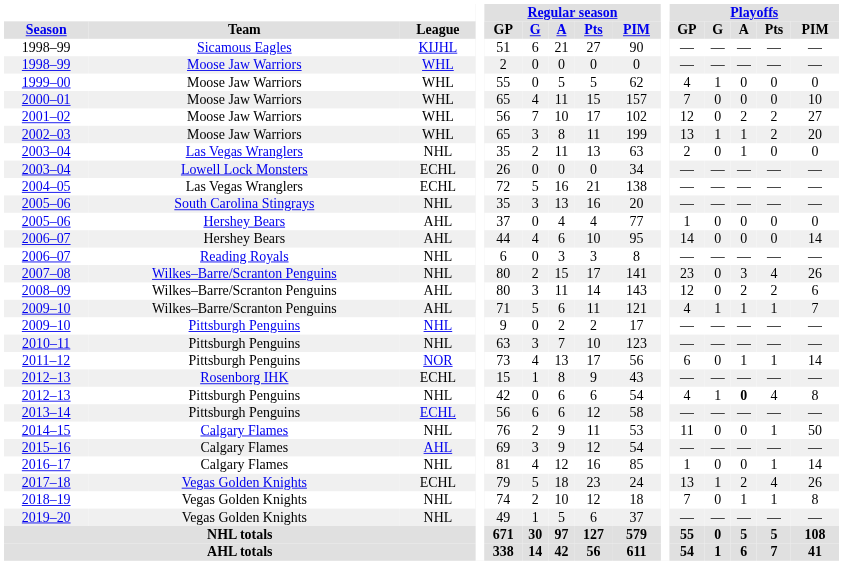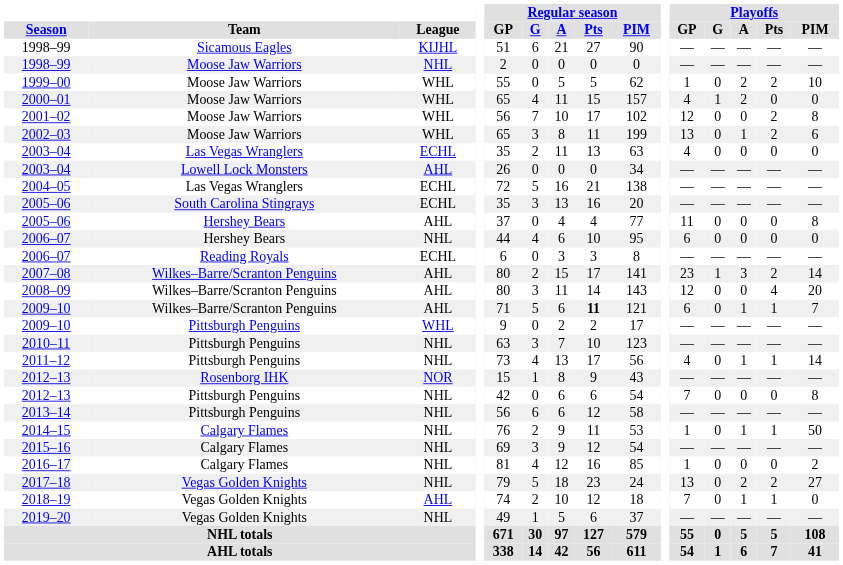(438, 64) WHL -> (438, 64) NHL
(687, 82) 4 -> (687, 82) 1
(718, 82) 1 -> (718, 82) 0
(744, 82) 0 -> (744, 82) 2
(774, 82) 0 -> (774, 82) 2
(815, 82) 0 -> (815, 82) 10
(687, 99) 7 -> (687, 99) 4
(718, 99) 0 -> (718, 99) 1
(744, 99) 0 -> (744, 99) 2
(815, 99) 10 -> (815, 99) 0
(744, 117) 2 -> (744, 117) 0
(815, 117) 27 -> (815, 117) 8
(718, 134) 1 -> (718, 134) 0
(815, 134) 20 -> (815, 134) 6
(438, 151) NHL -> (438, 151) ECHL
(687, 151) 2 -> (687, 151) 4
(744, 151) 1 -> (744, 151) 0
(438, 169) ECHL -> (438, 169) AHL
(438, 204) NHL -> (438, 204) ECHL
(687, 221) 1 -> (687, 221) 11
(815, 221) 0 -> (815, 221) 8
(438, 238) AHL -> (438, 238) NHL
(687, 238) 14 -> (687, 238) 6
(815, 238) 14 -> (815, 238) 0
(438, 256) NHL -> (438, 256) ECHL
(438, 273) NHL -> (438, 273) AHL
(718, 273) 0 -> (718, 273) 1
(774, 273) 4 -> (774, 273) 2
(815, 273) 26 -> (815, 273) 14
(744, 291) 2 -> (744, 291) 0
(774, 291) 2 -> (774, 291) 4
(815, 291) 6 -> (815, 291) 20
(593, 308) normal -> (593, 308) bold
(687, 308) 4 -> (687, 308) 6
(718, 308) 1 -> (718, 308) 0
(438, 325) NHL -> (438, 325) WHL
(438, 360) NOR -> (438, 360) NHL
(687, 360) 6 -> (687, 360) 4
(438, 378) ECHL -> (438, 378) NOR
(687, 395) 4 -> (687, 395) 7
(718, 395) 1 -> (718, 395) 0
(744, 395) bold -> (744, 395) normal
(774, 395) 4 -> (774, 395) 0
(438, 412) ECHL -> (438, 412) NHL
(687, 430) 11 -> (687, 430) 1
(744, 430) 0 -> (744, 430) 1
(438, 447) AHL -> (438, 447) NHL
(774, 465) 1 -> (774, 465) 0
(815, 465) 14 -> (815, 465) 2
(438, 482) ECHL -> (438, 482) NHL
(718, 482) 1 -> (718, 482) 0
(774, 482) 4 -> (774, 482) 2
(815, 482) 26 -> (815, 482) 27
(438, 499) NHL -> (438, 499) AHL
(815, 499) 8 -> (815, 499) 0
